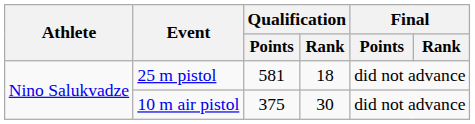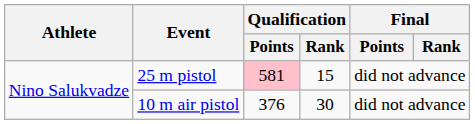(272, 75) no background -> (272, 75) pink background
(325, 75) 18 -> (325, 75) 15
(272, 104) 375 -> (272, 104) 376
